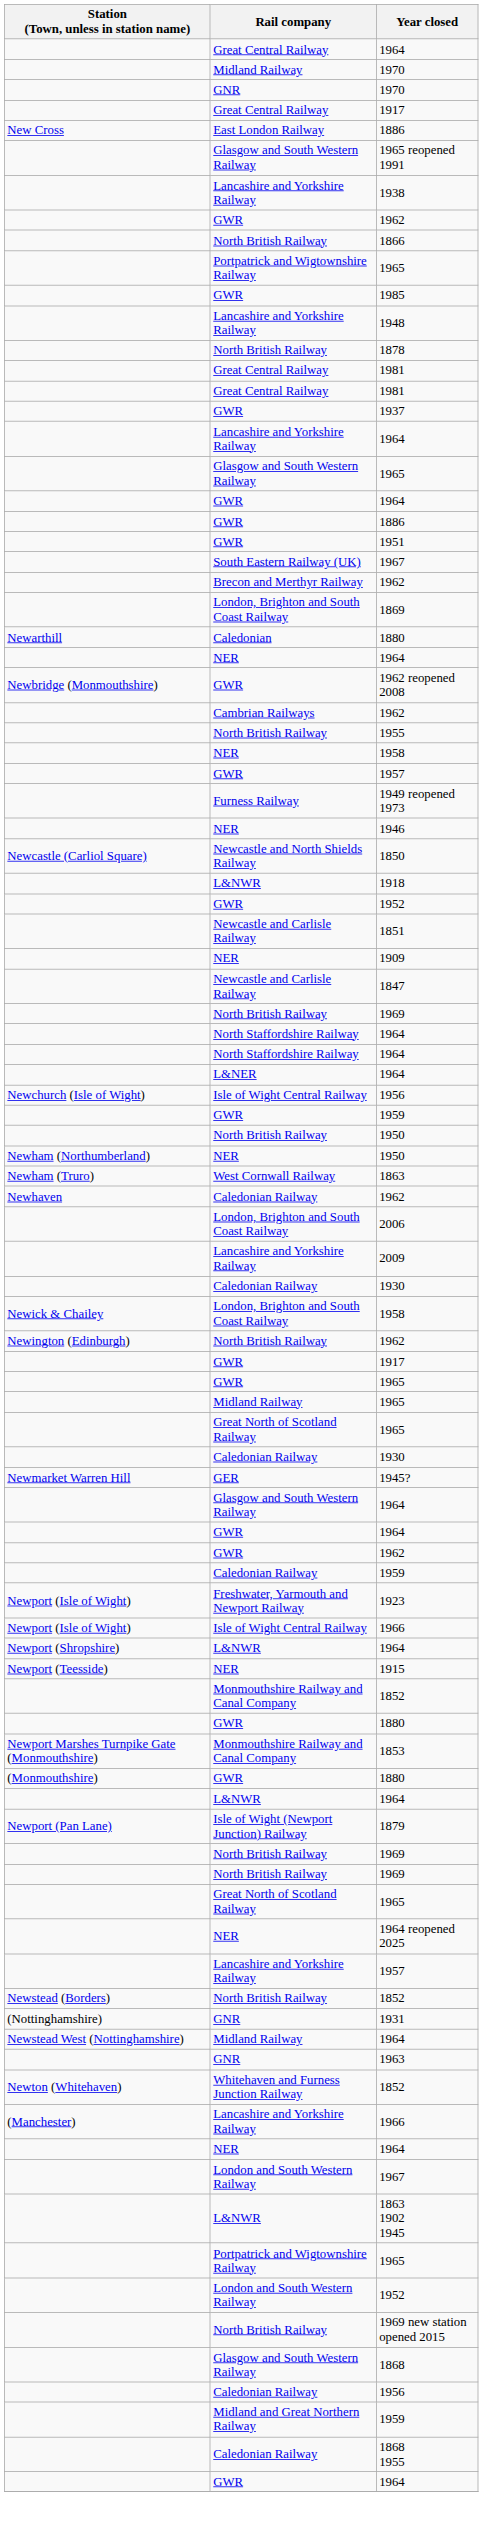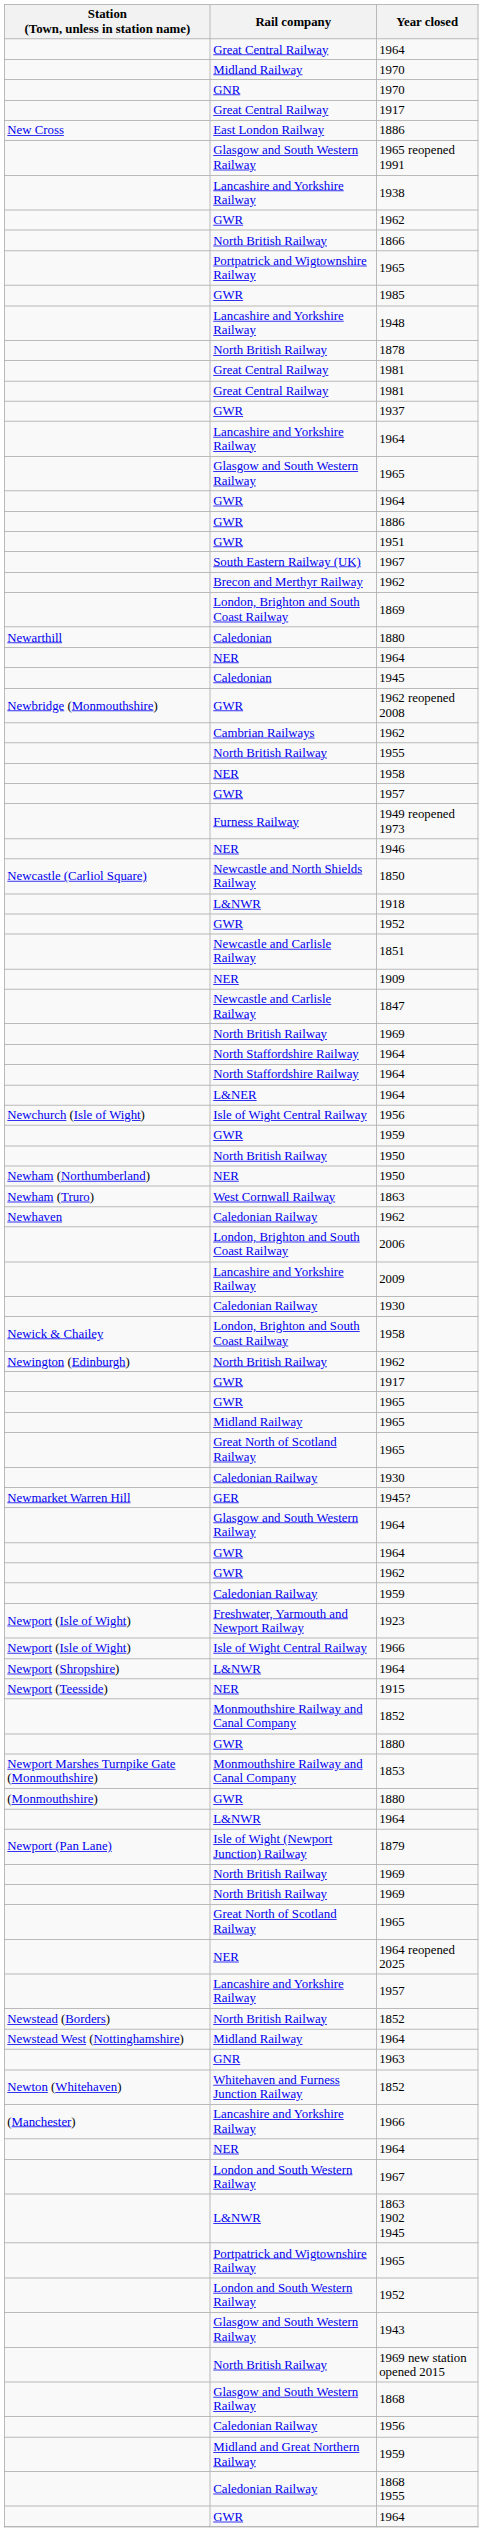+ row: (242, 677)
- row: (227, 2018)
+ row: (286, 2329)
